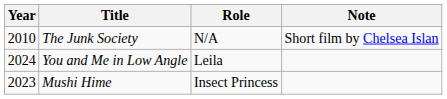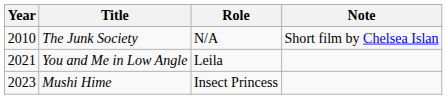(22, 60) 2024 -> (22, 60) 2021
